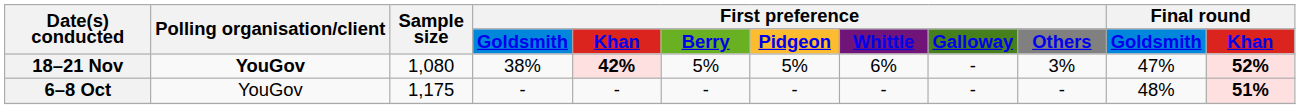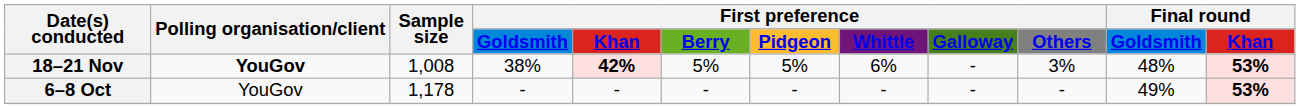(431, 65) 1,080 -> (431, 65) 1,008
(1156, 65) 47% -> (1156, 65) 48%
(1250, 65) 52% -> (1250, 65) 53%
(431, 90) 1,175 -> (431, 90) 1,178
(1156, 90) 48% -> (1156, 90) 49%
(1250, 90) 51% -> (1250, 90) 53%
